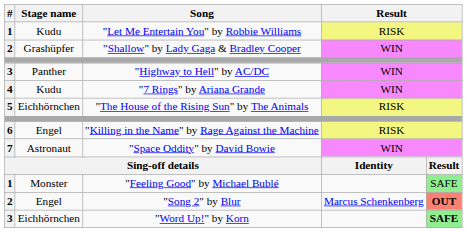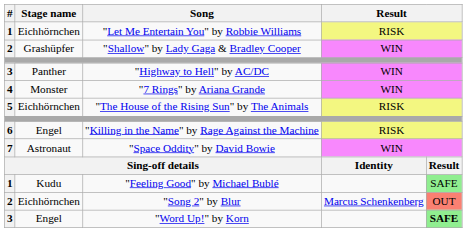(49, 31) Kudu -> (49, 31) Eichhörnchen
(49, 89) Kudu -> (49, 89) Monster
(49, 183) Monster -> (49, 183) Kudu
(49, 201) Engel -> (49, 201) Eichhörnchen
(444, 201) bold -> (444, 201) normal
(49, 219) Eichhörnchen -> (49, 219) Engel
